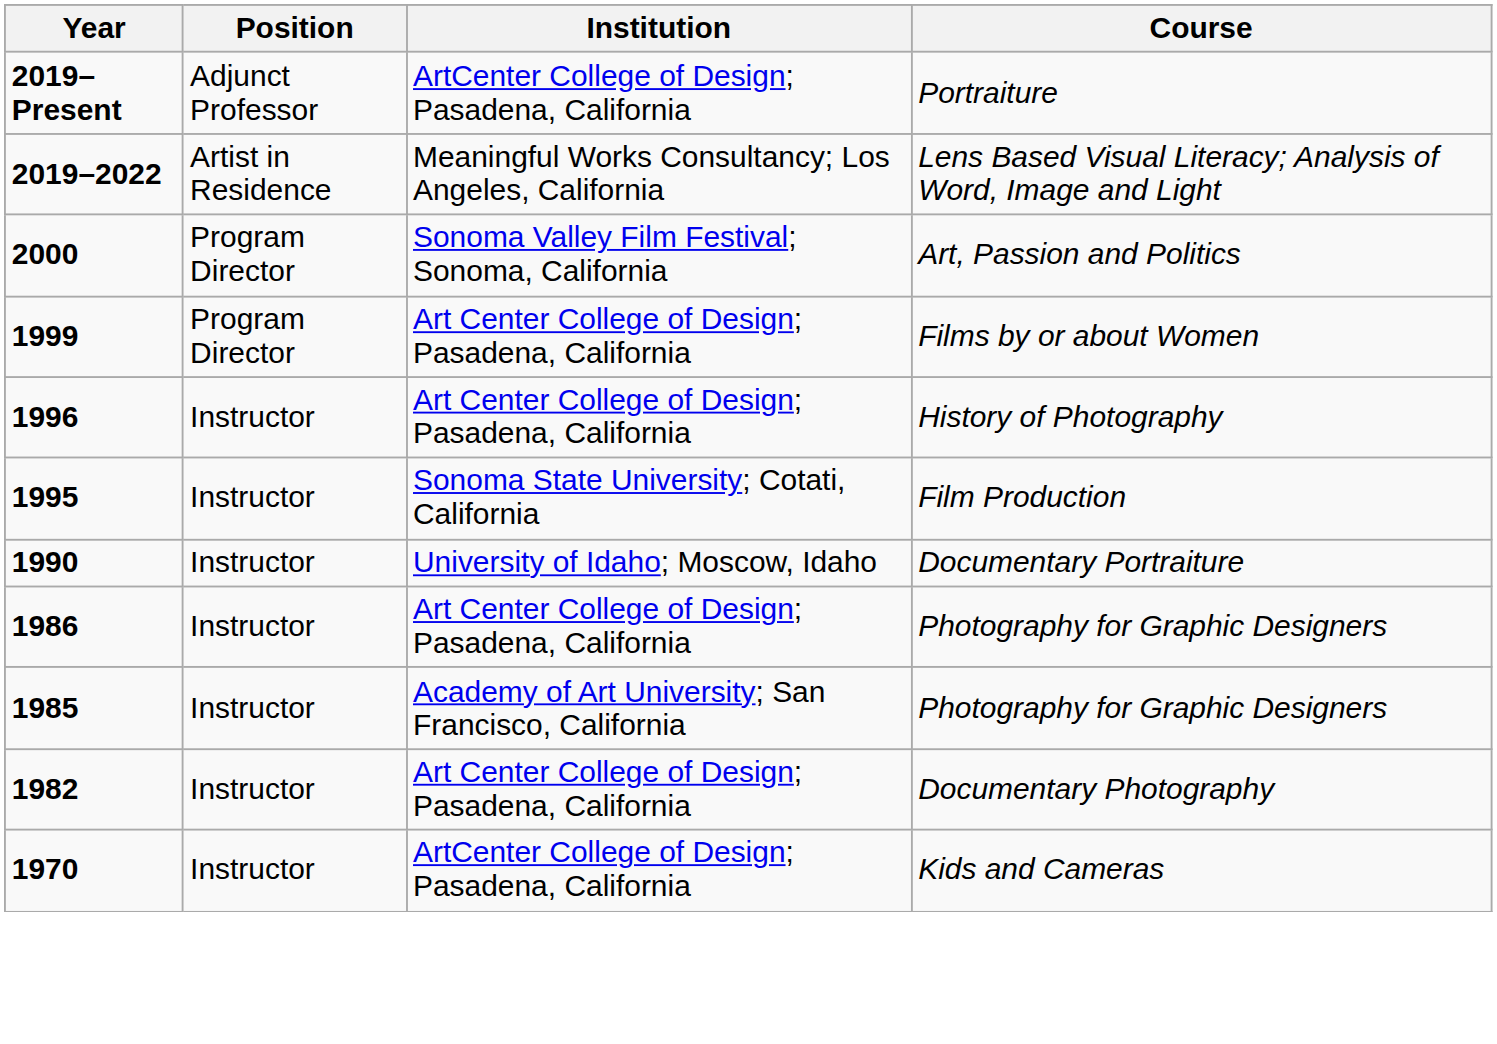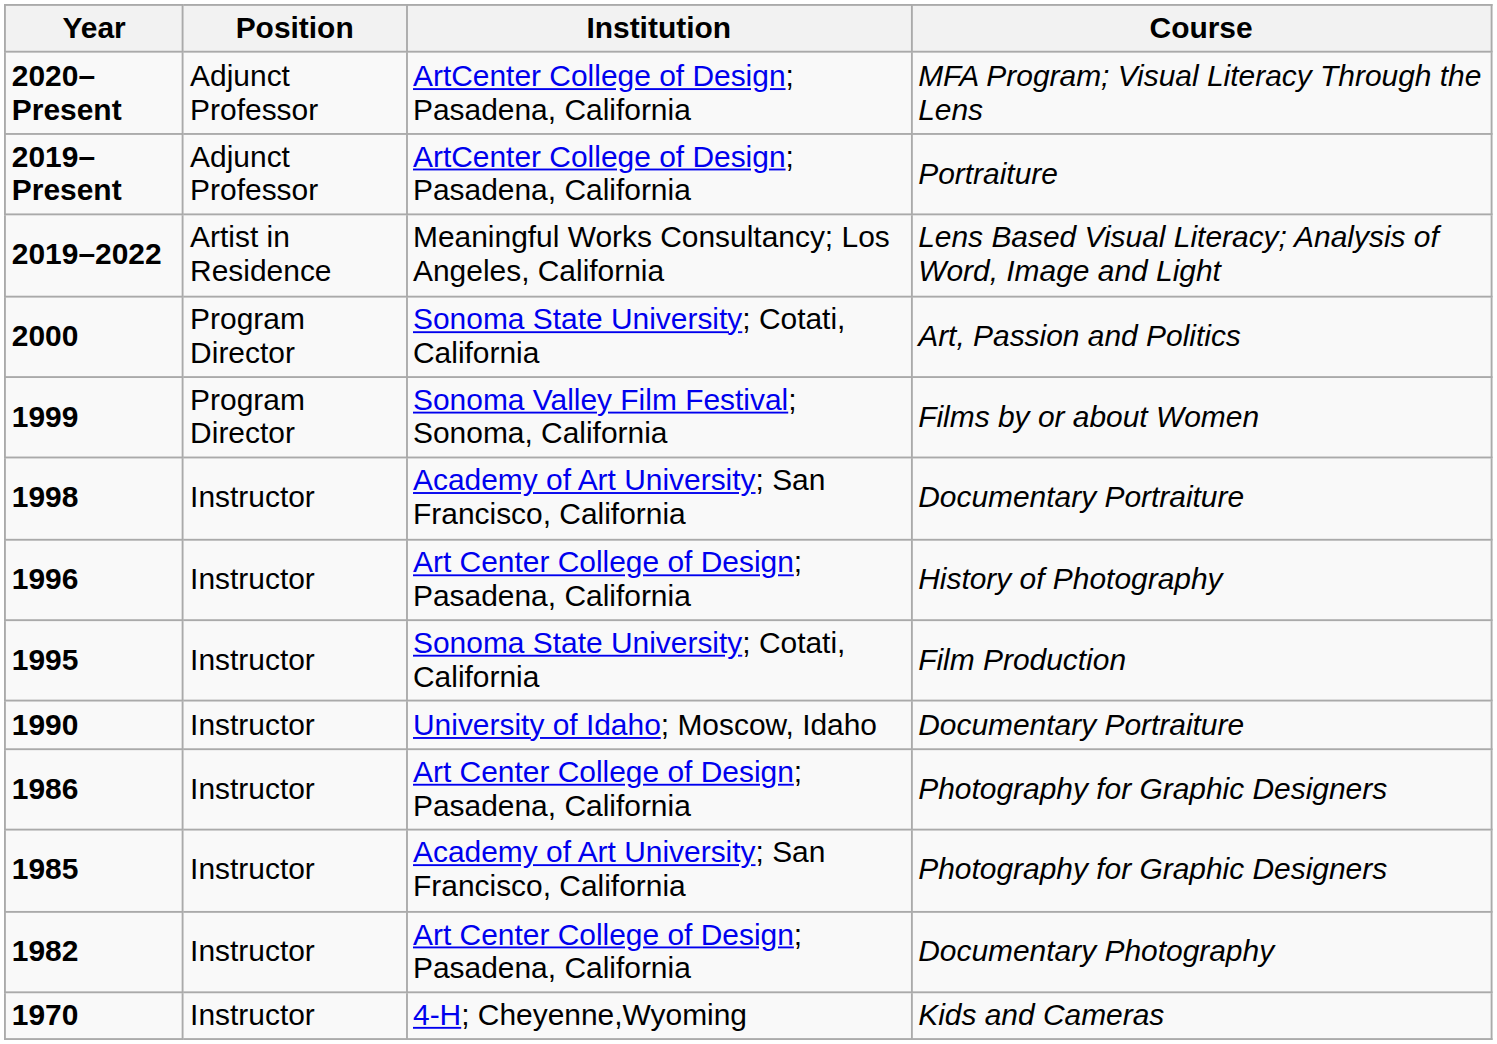+ row: (67, 92)
(605, 254) Sonoma Valley Film Festival; Sonoma, California -> (629, 335) Sonoma State University; Cotati, California
(608, 335) Art Center College of Design; Pasadena, California -> (605, 416) Sonoma Valley Film Festival; Sonoma, California
+ row: (45, 498)
(603, 869) ArtCenter College of Design; Pasadena, California -> (580, 1015) 4-H; Cheyenne,Wyoming
